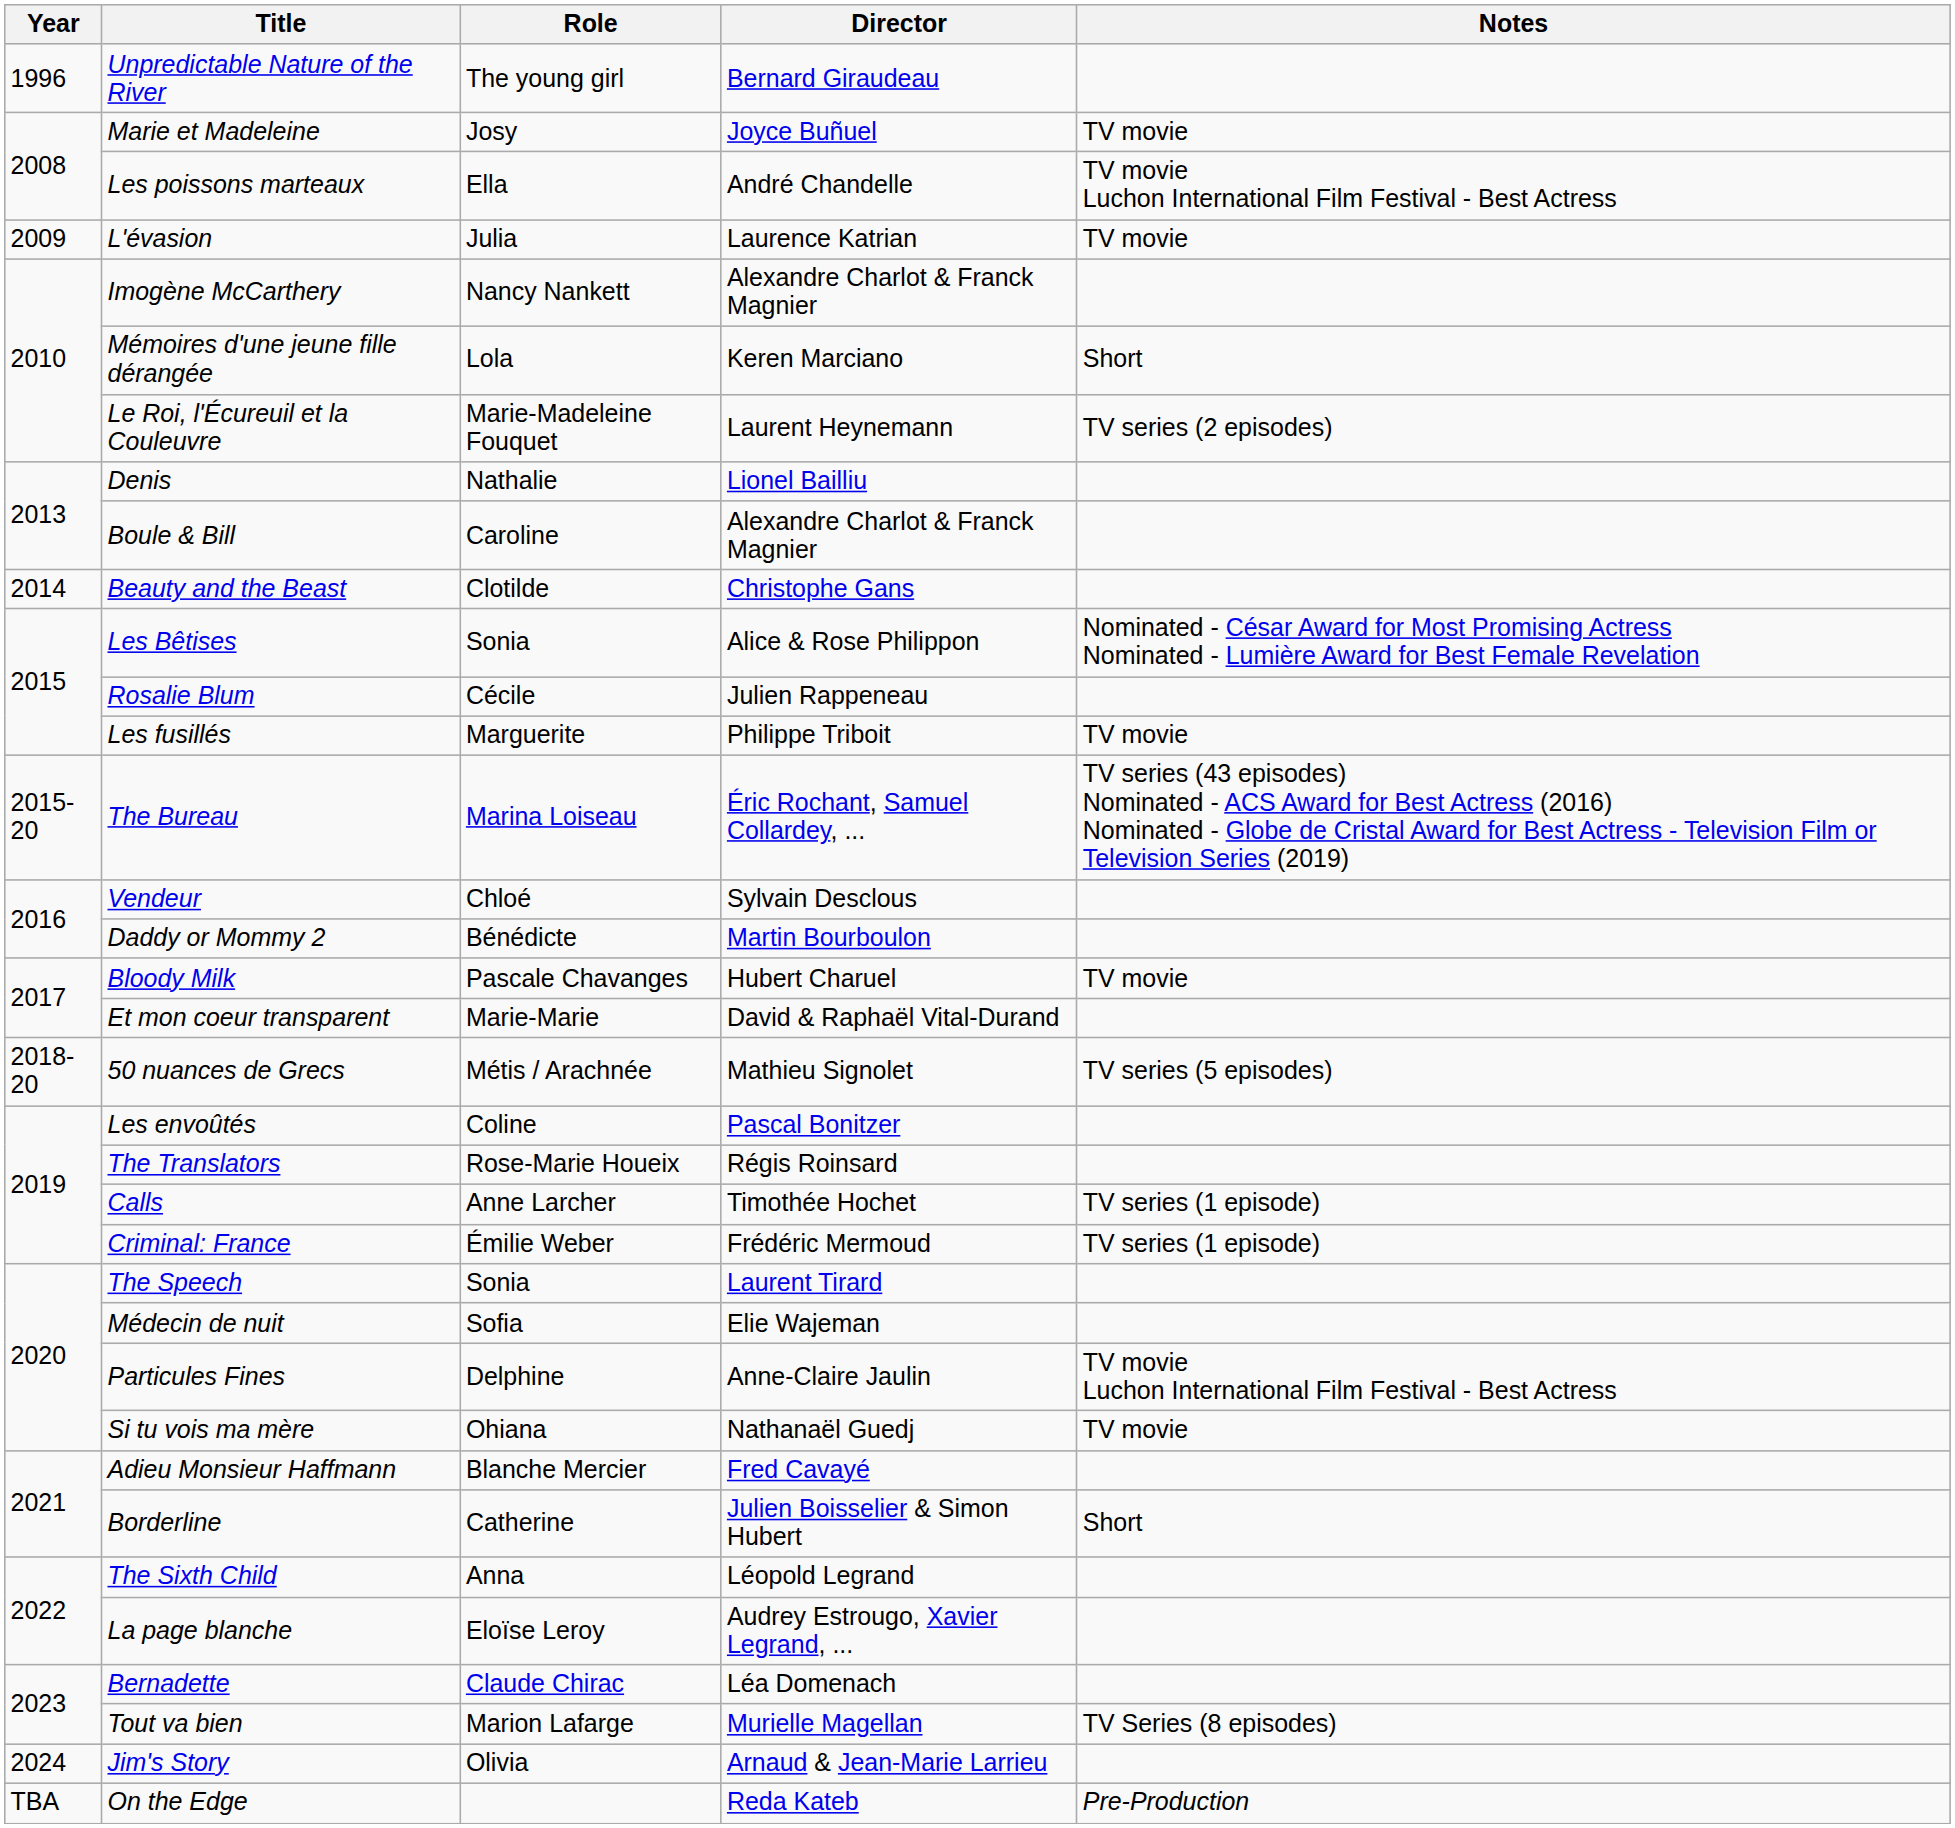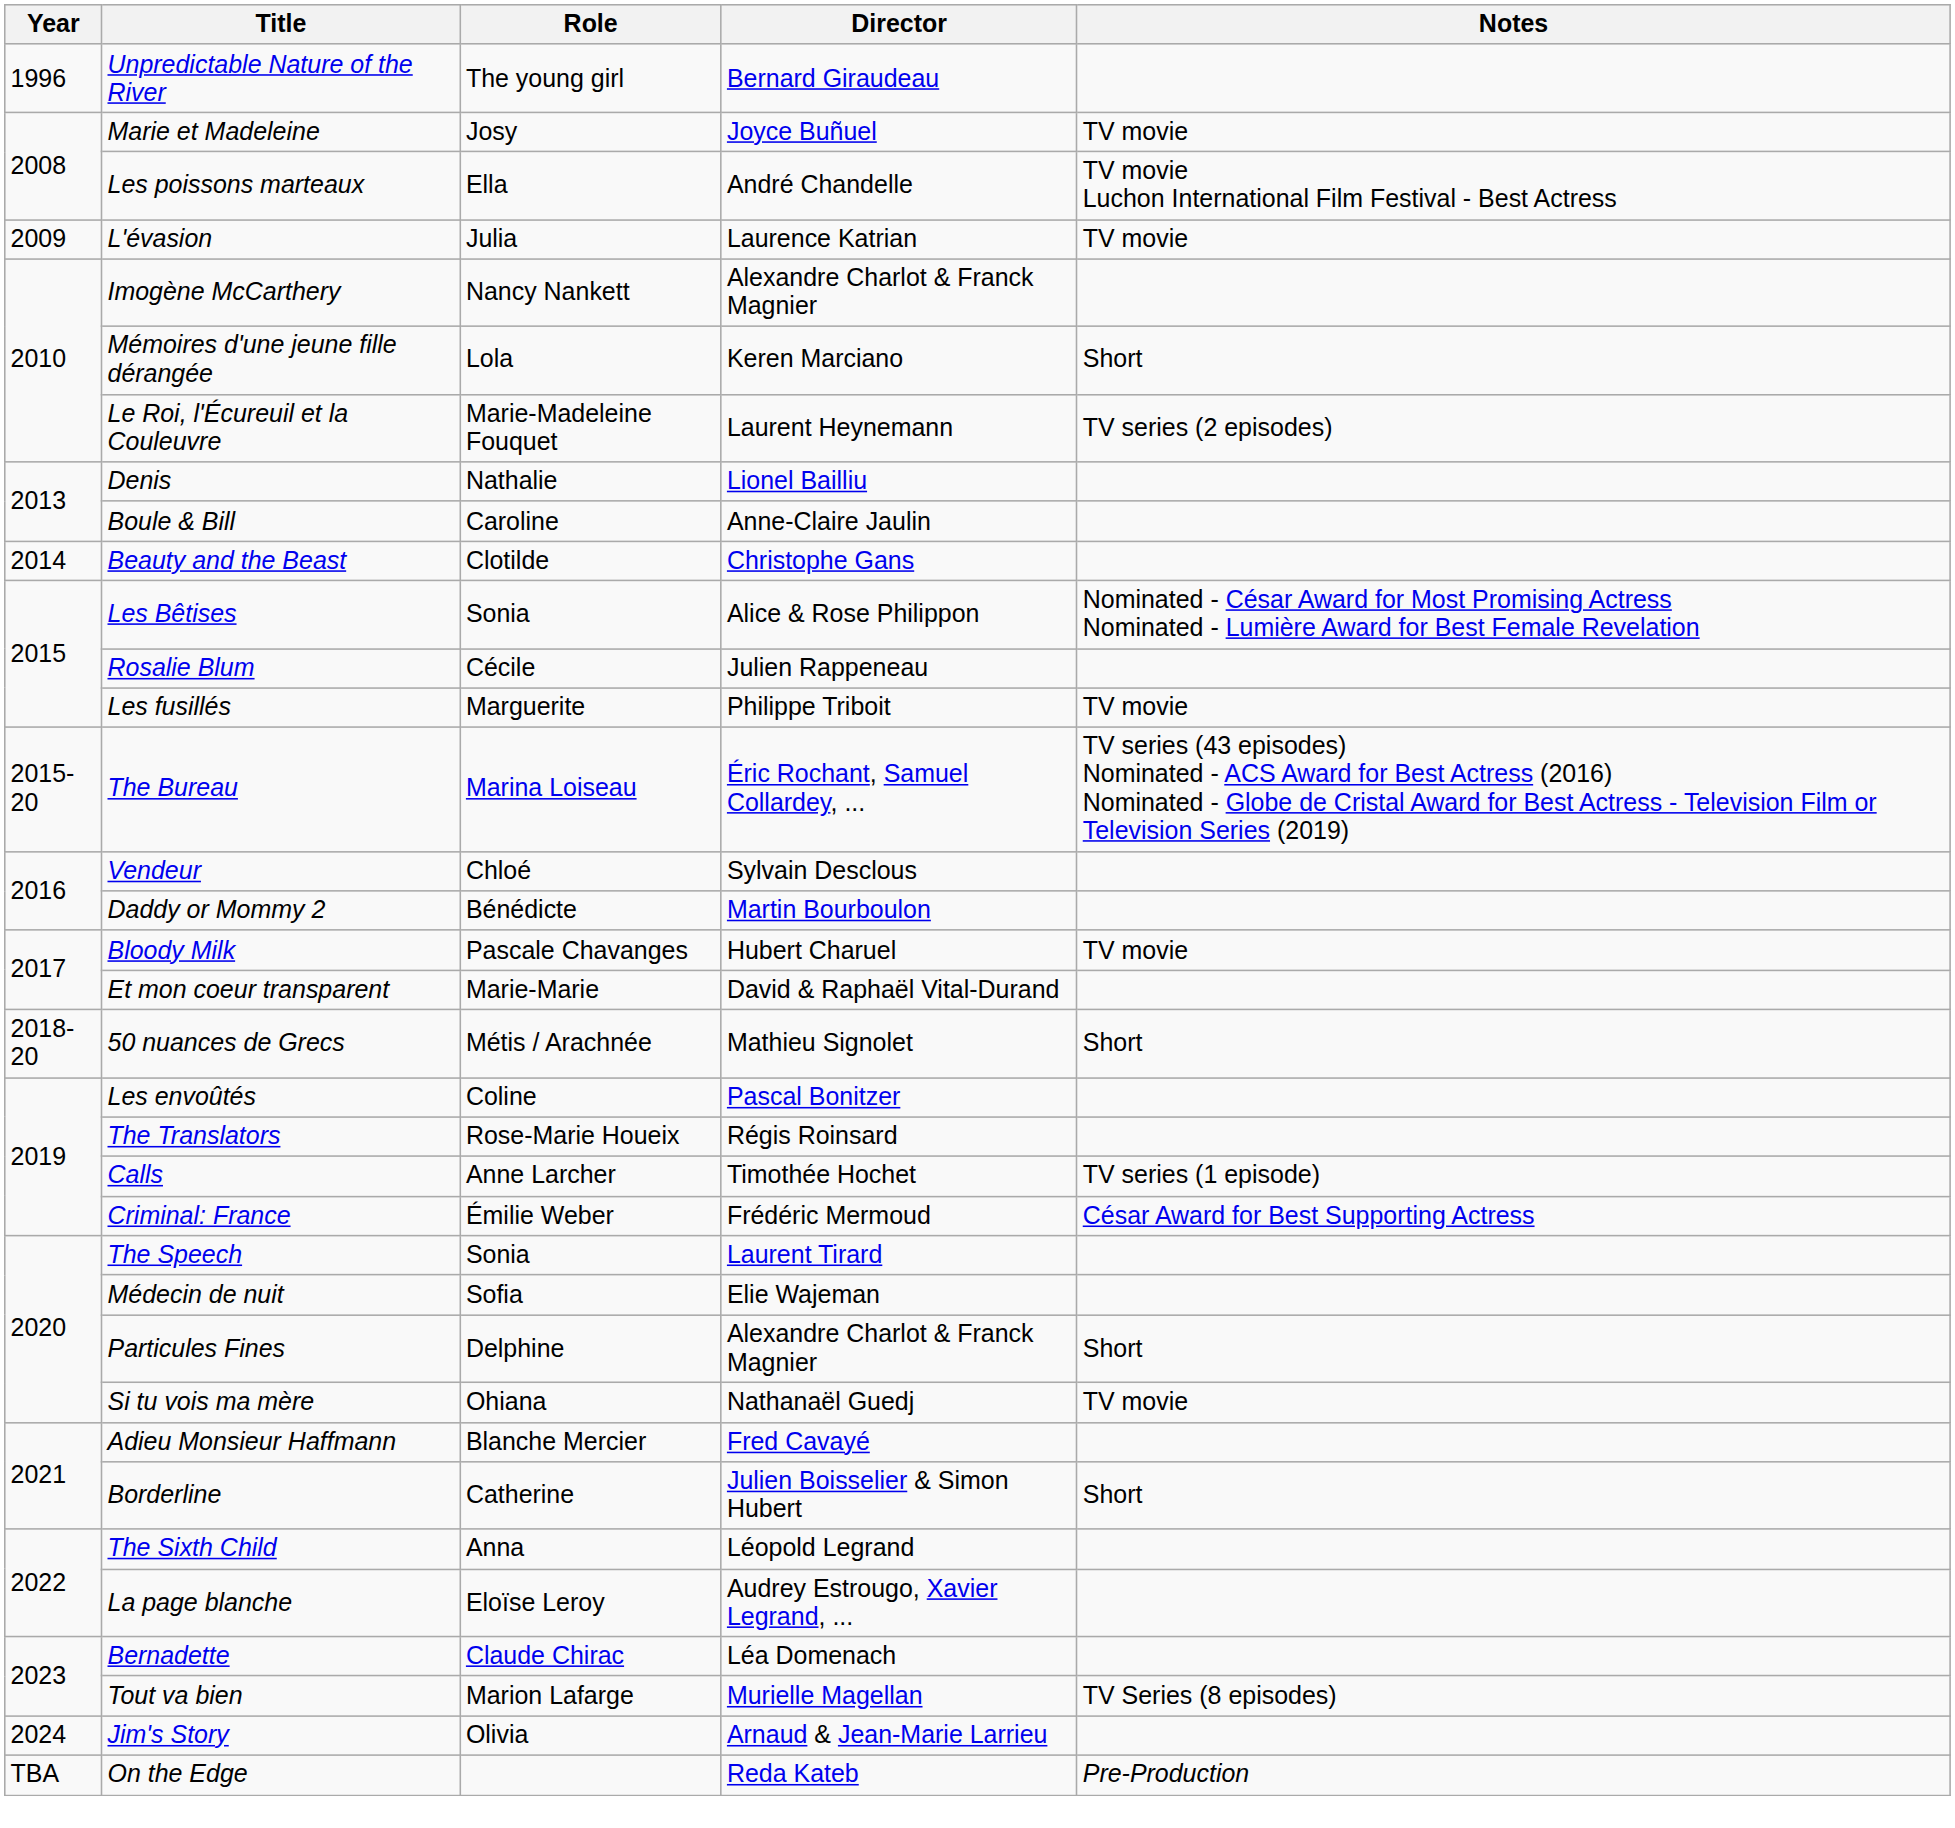(880, 534) Alexandre Charlot & Franck Magnier -> (829, 520) Anne-Claire Jaulin
(1208, 1071) TV series (5 episodes) -> (1113, 1043) Short
(1201, 1243) TV series (1 episode) -> (1309, 1215) César Award for Best Supporting Actress
(829, 1376) Anne-Claire Jaulin -> (880, 1348) Alexandre Charlot & Franck Magnier
(1350, 1376) TV movie Luchon International Film Festival - Best Actress -> (1113, 1348) Short
